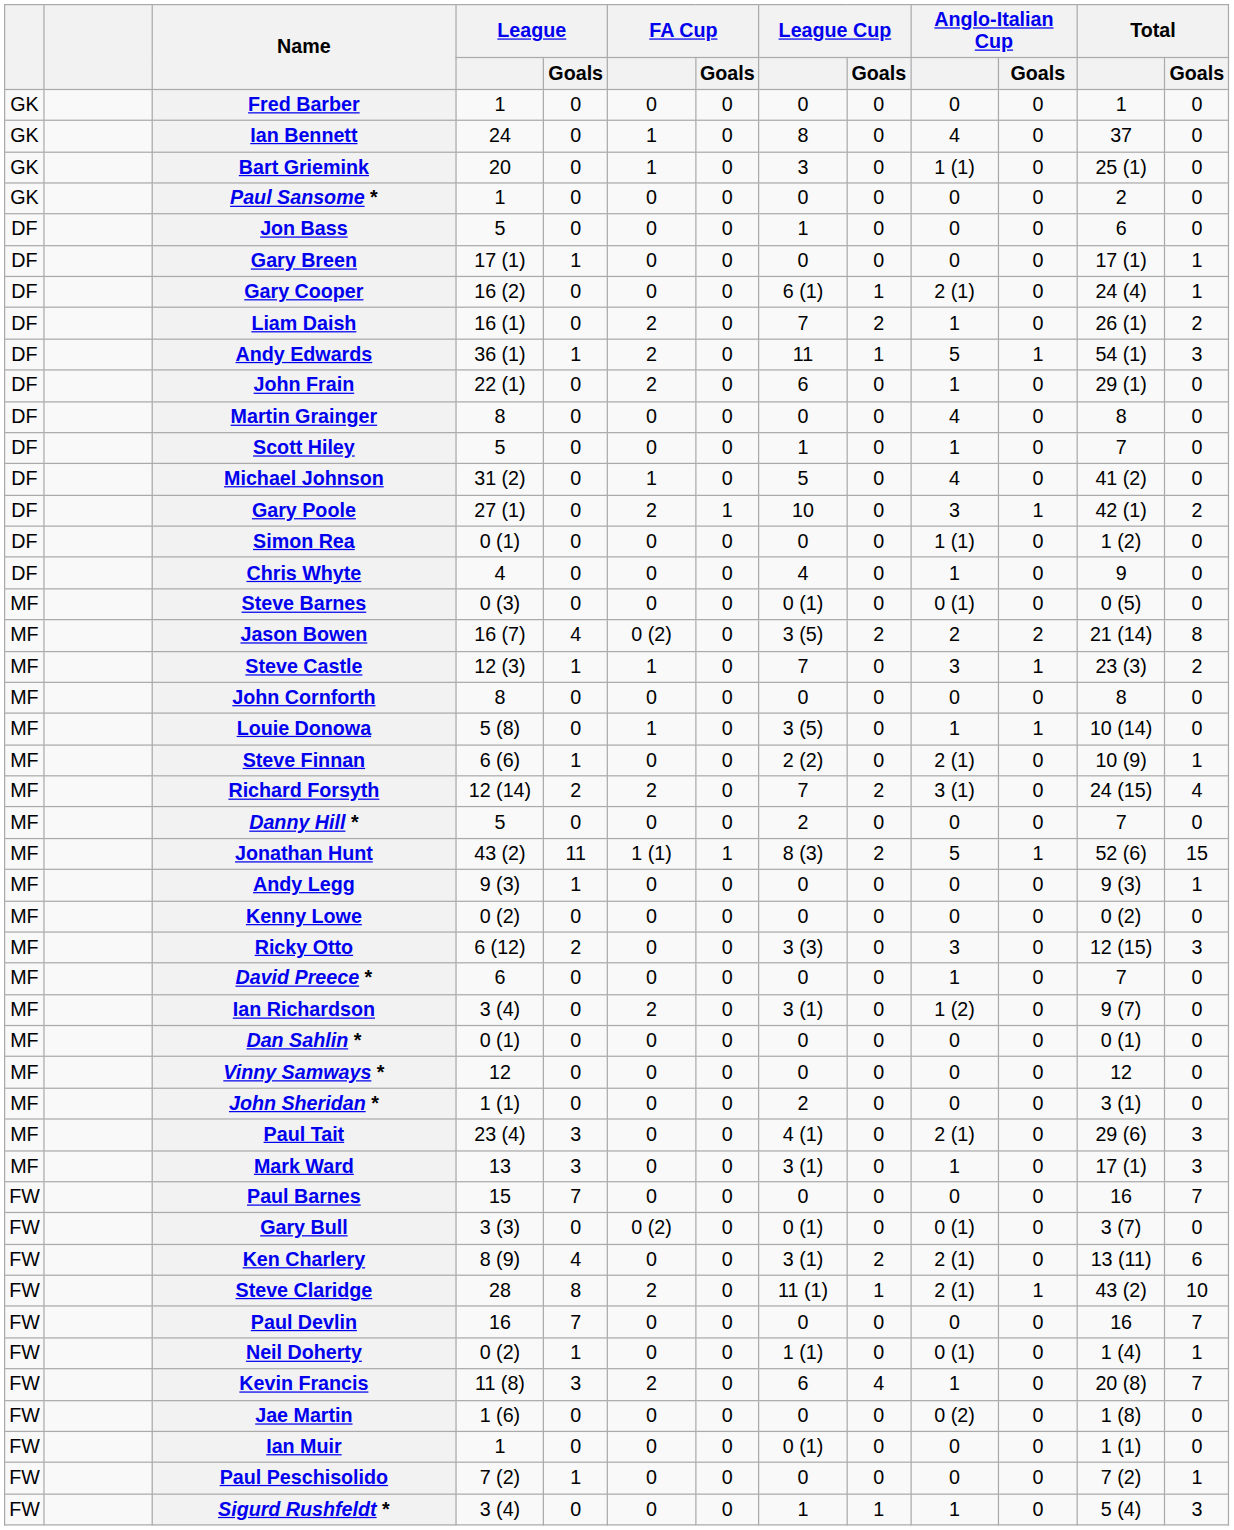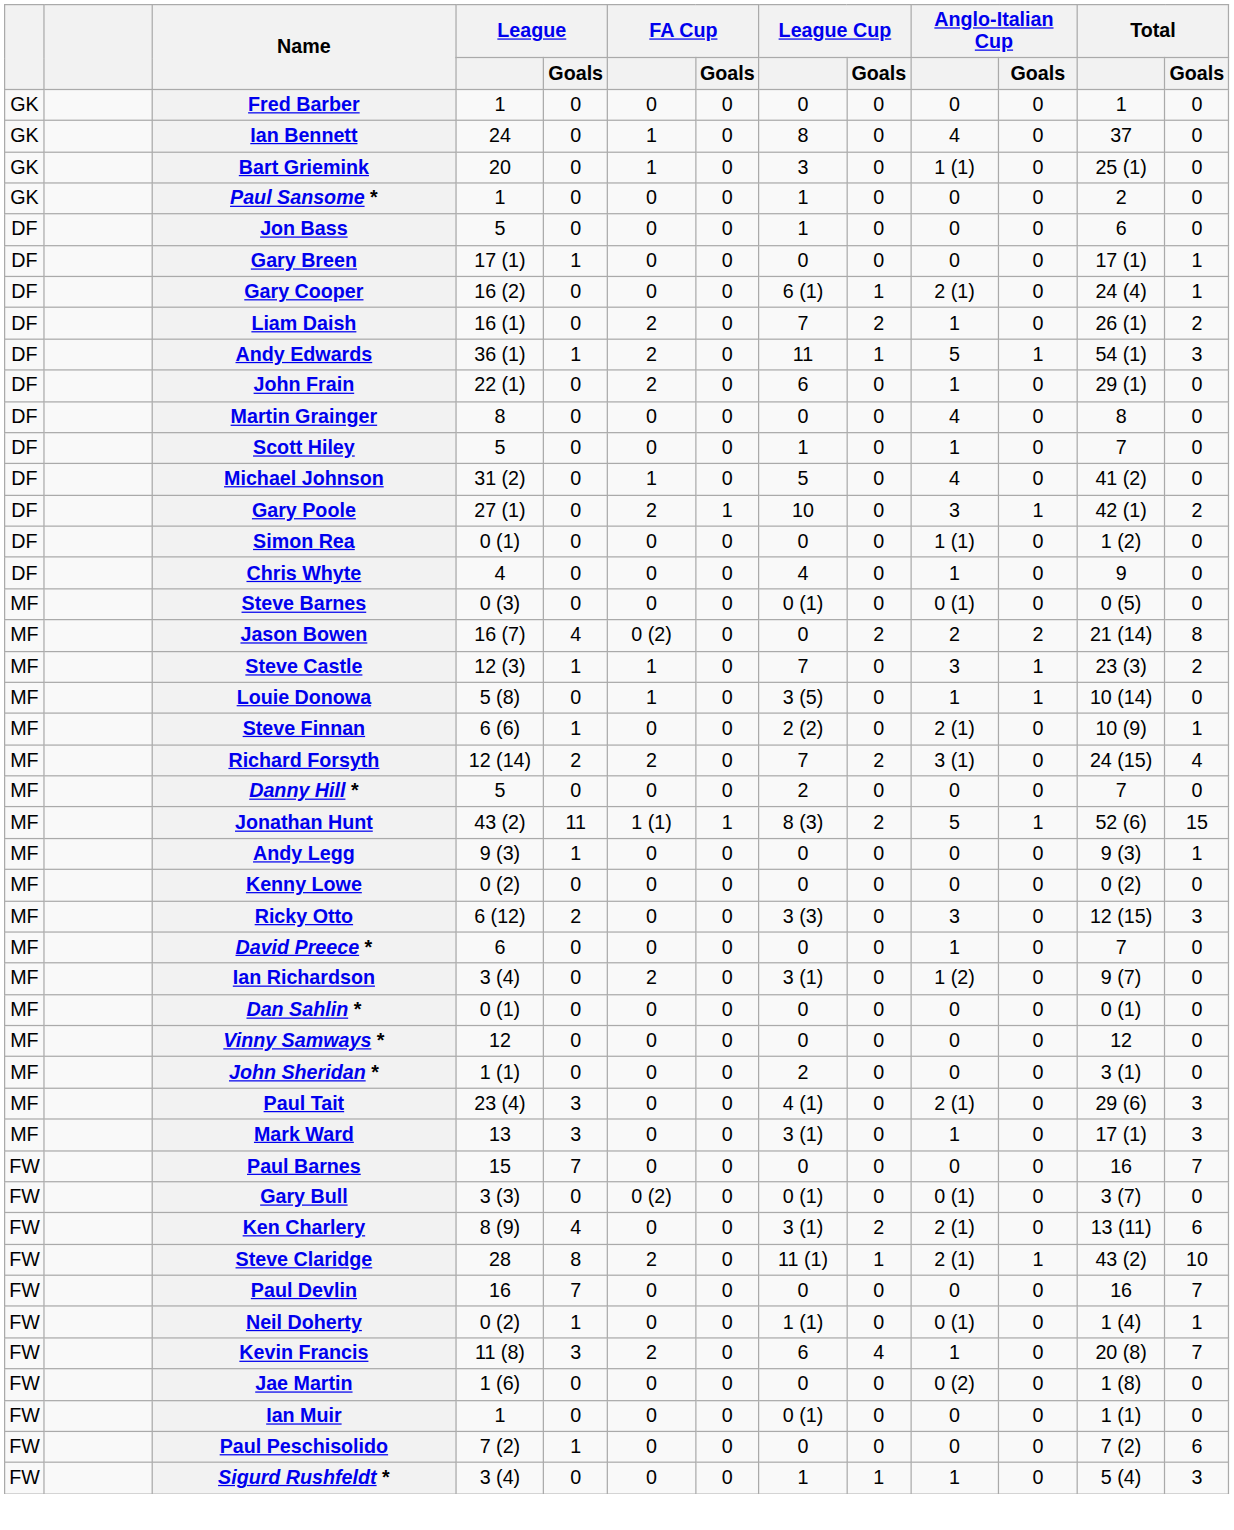(803, 198) 0 -> (803, 198) 1
(803, 635) 3 (5) -> (803, 635) 0
- row: (304, 697)
(1197, 1477) 1 -> (1197, 1446) 6
